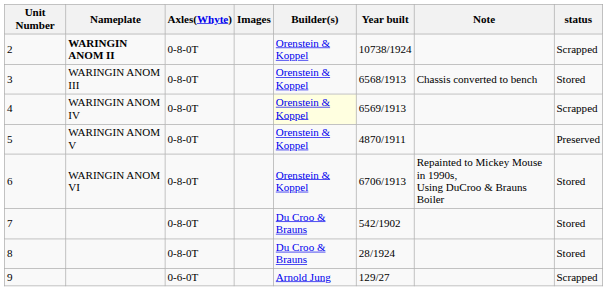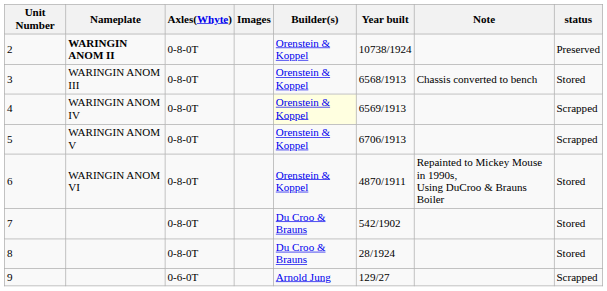(577, 49) Scrapped -> (578, 49) Preserved
(382, 139) 4870/1911 -> (382, 139) 6706/1913
(578, 139) Preserved -> (577, 139) Scrapped
(382, 181) 6706/1913 -> (382, 181) 4870/1911
